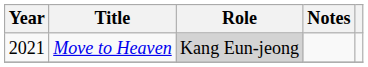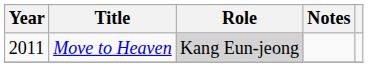(27, 47) 2021 -> (26, 47) 2011
